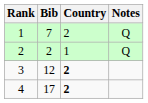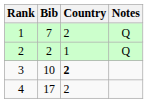(49, 70) 12 -> (49, 70) 10
(66, 88) bold -> (66, 88) normal
